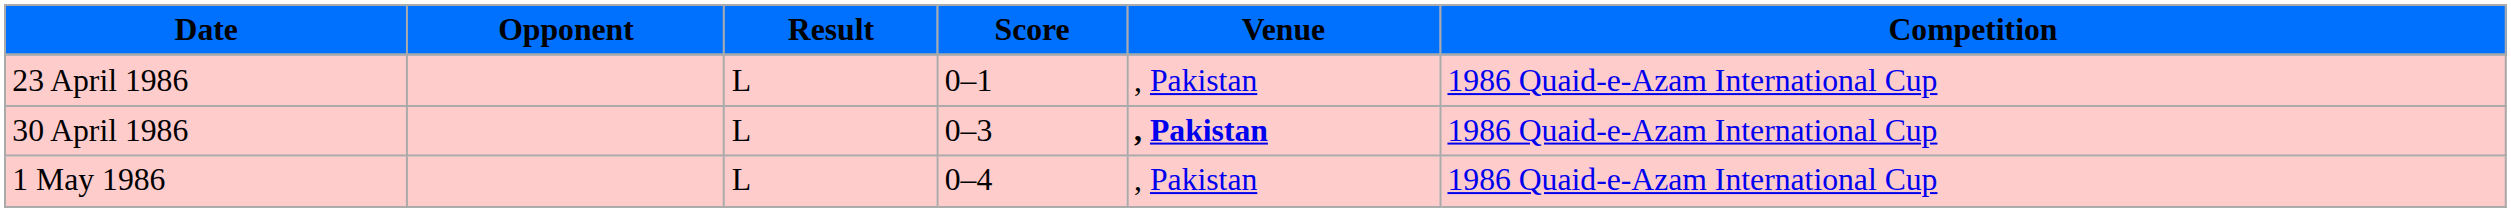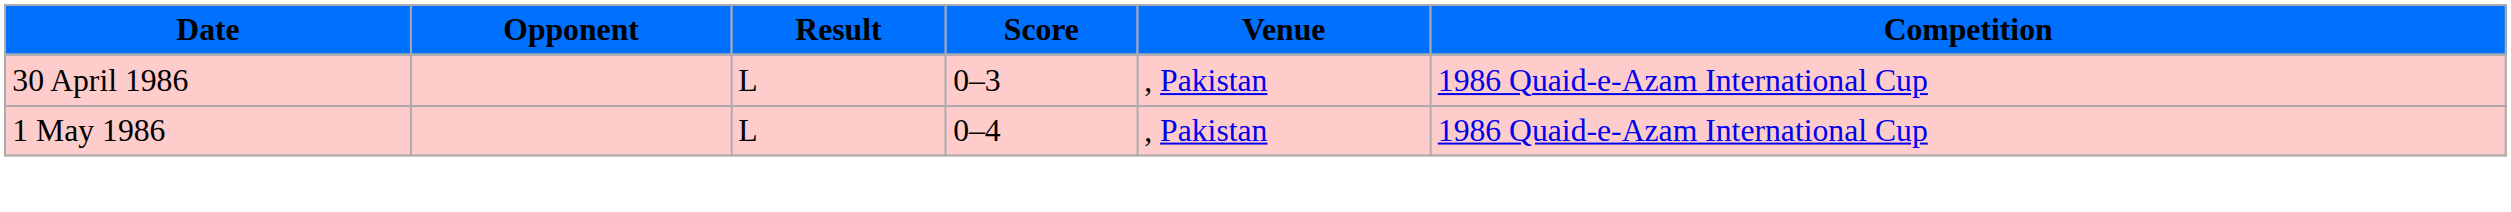- row: (100, 79)
(1201, 130) bold -> (1206, 79) normal
